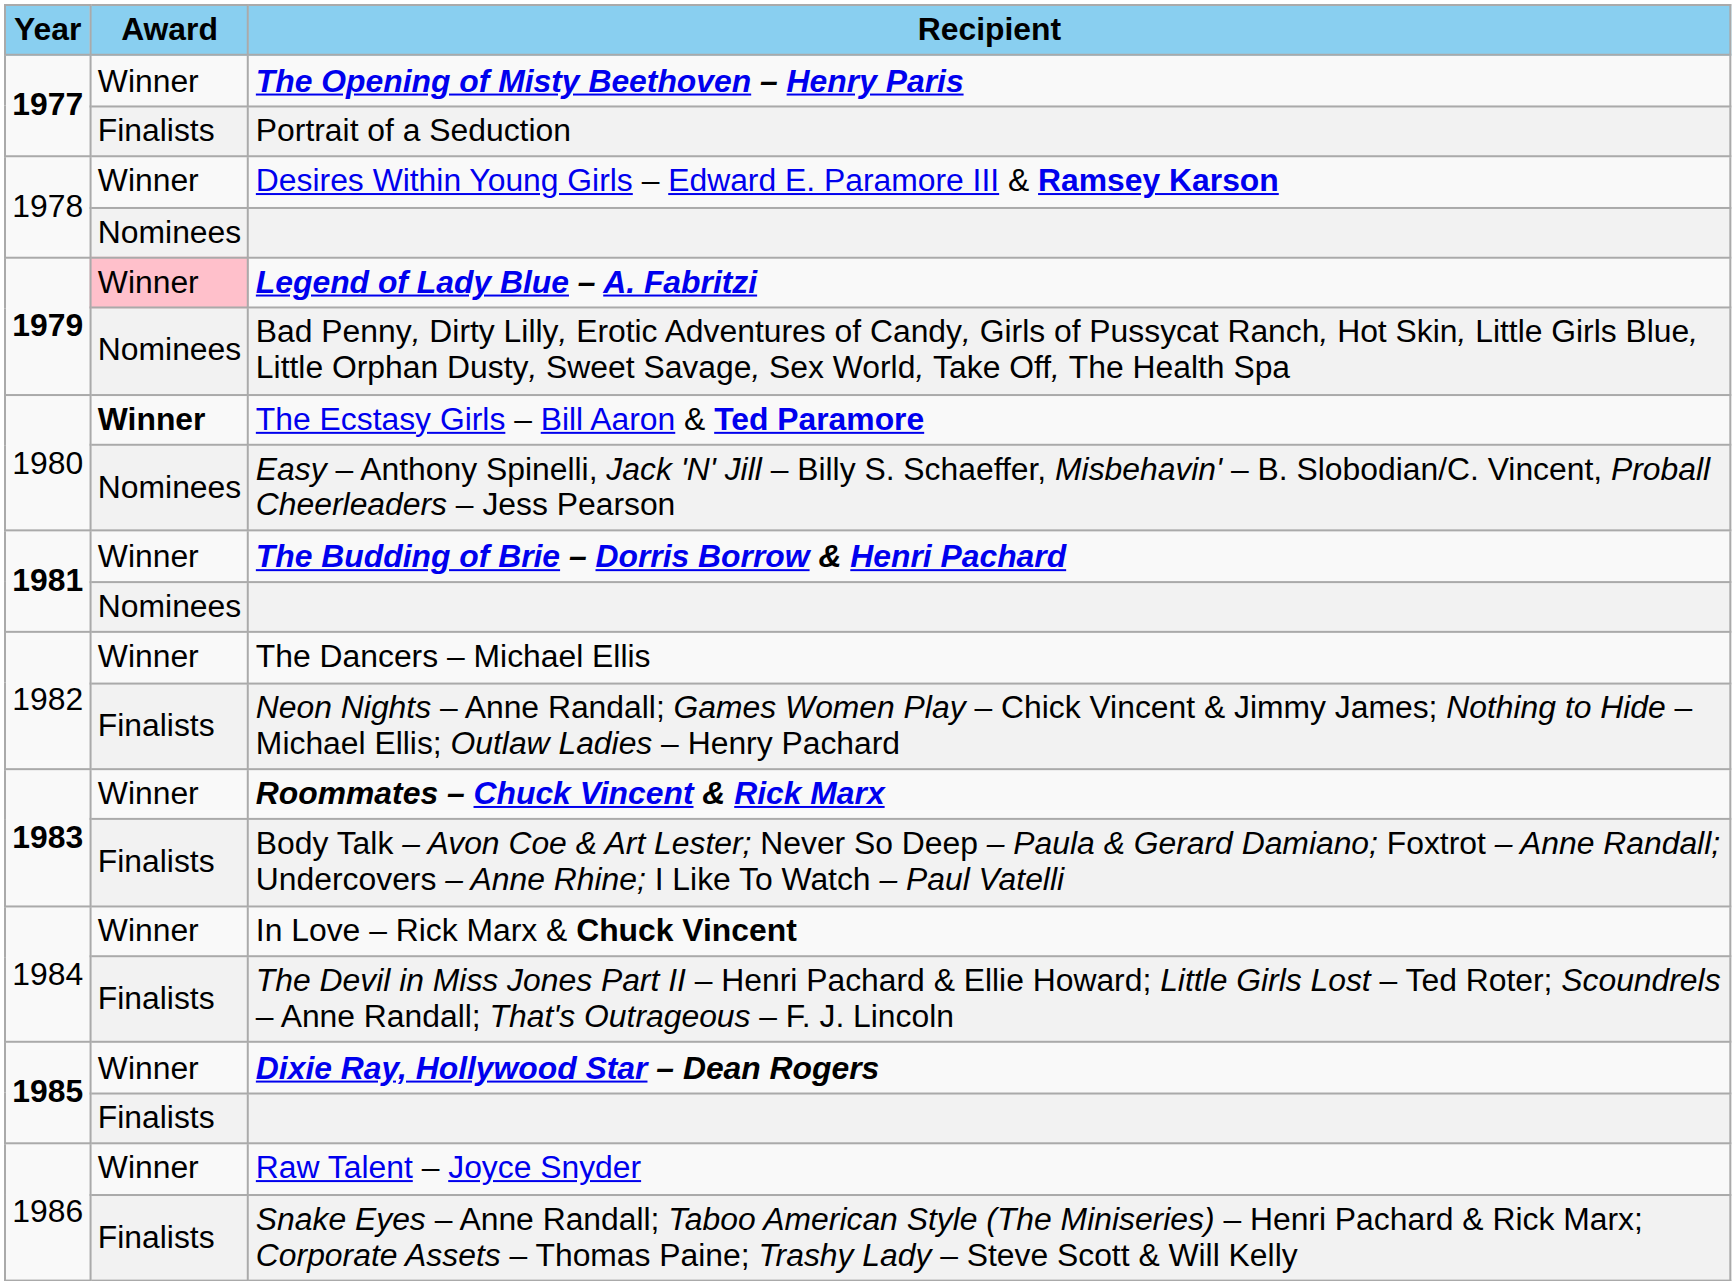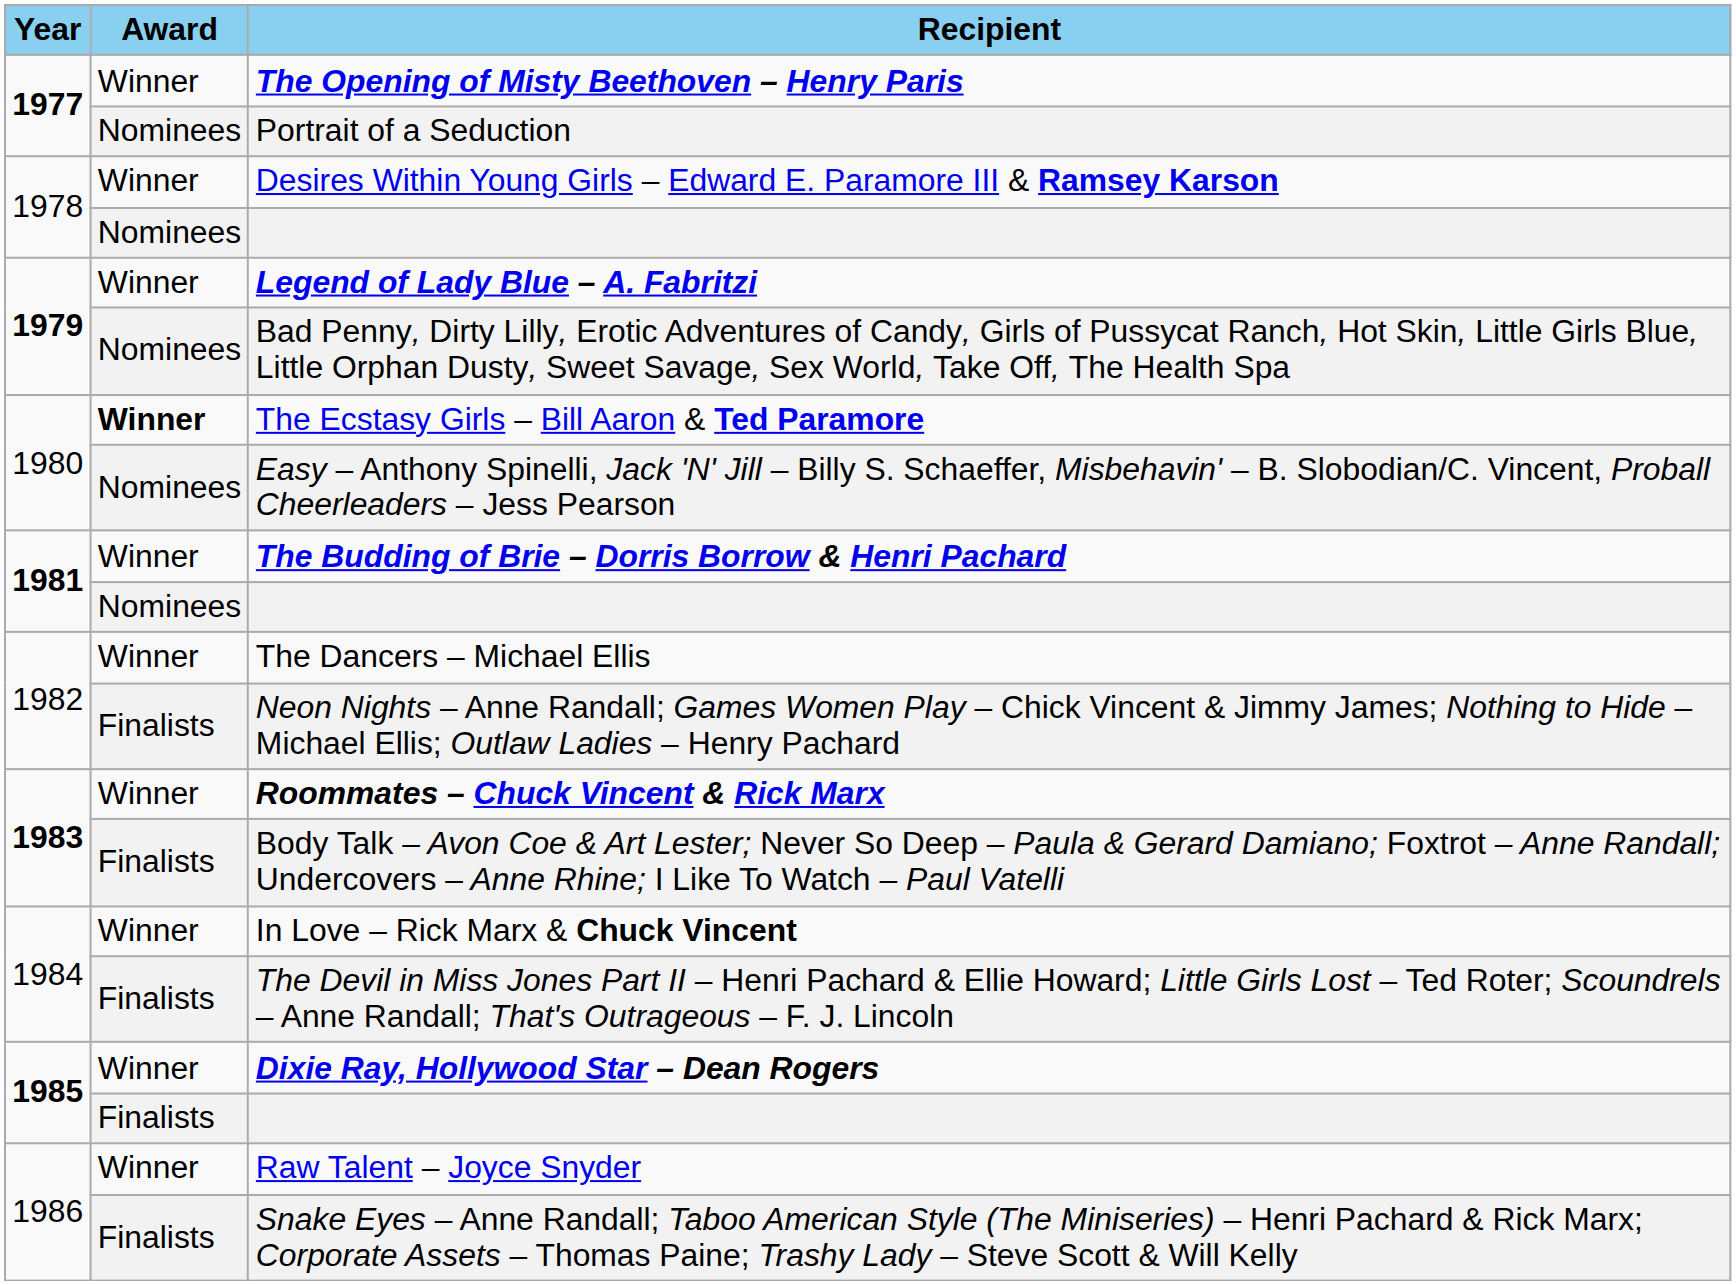(156, 130) Finalists -> (170, 130) Nominees
(148, 282) pink background -> (148, 282) no background
